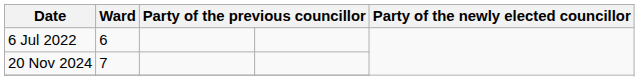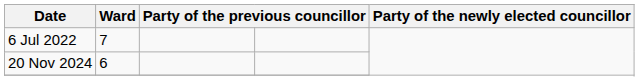(103, 39) 6 -> (103, 39) 7
(103, 63) 7 -> (103, 63) 6
